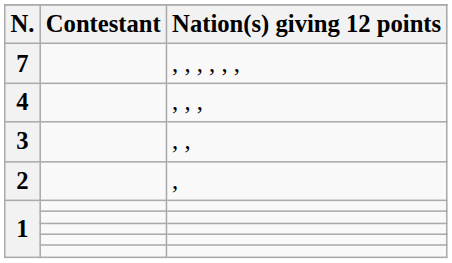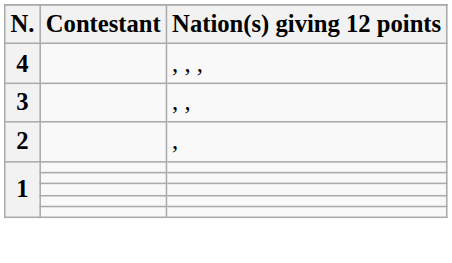- row: (22, 63)
